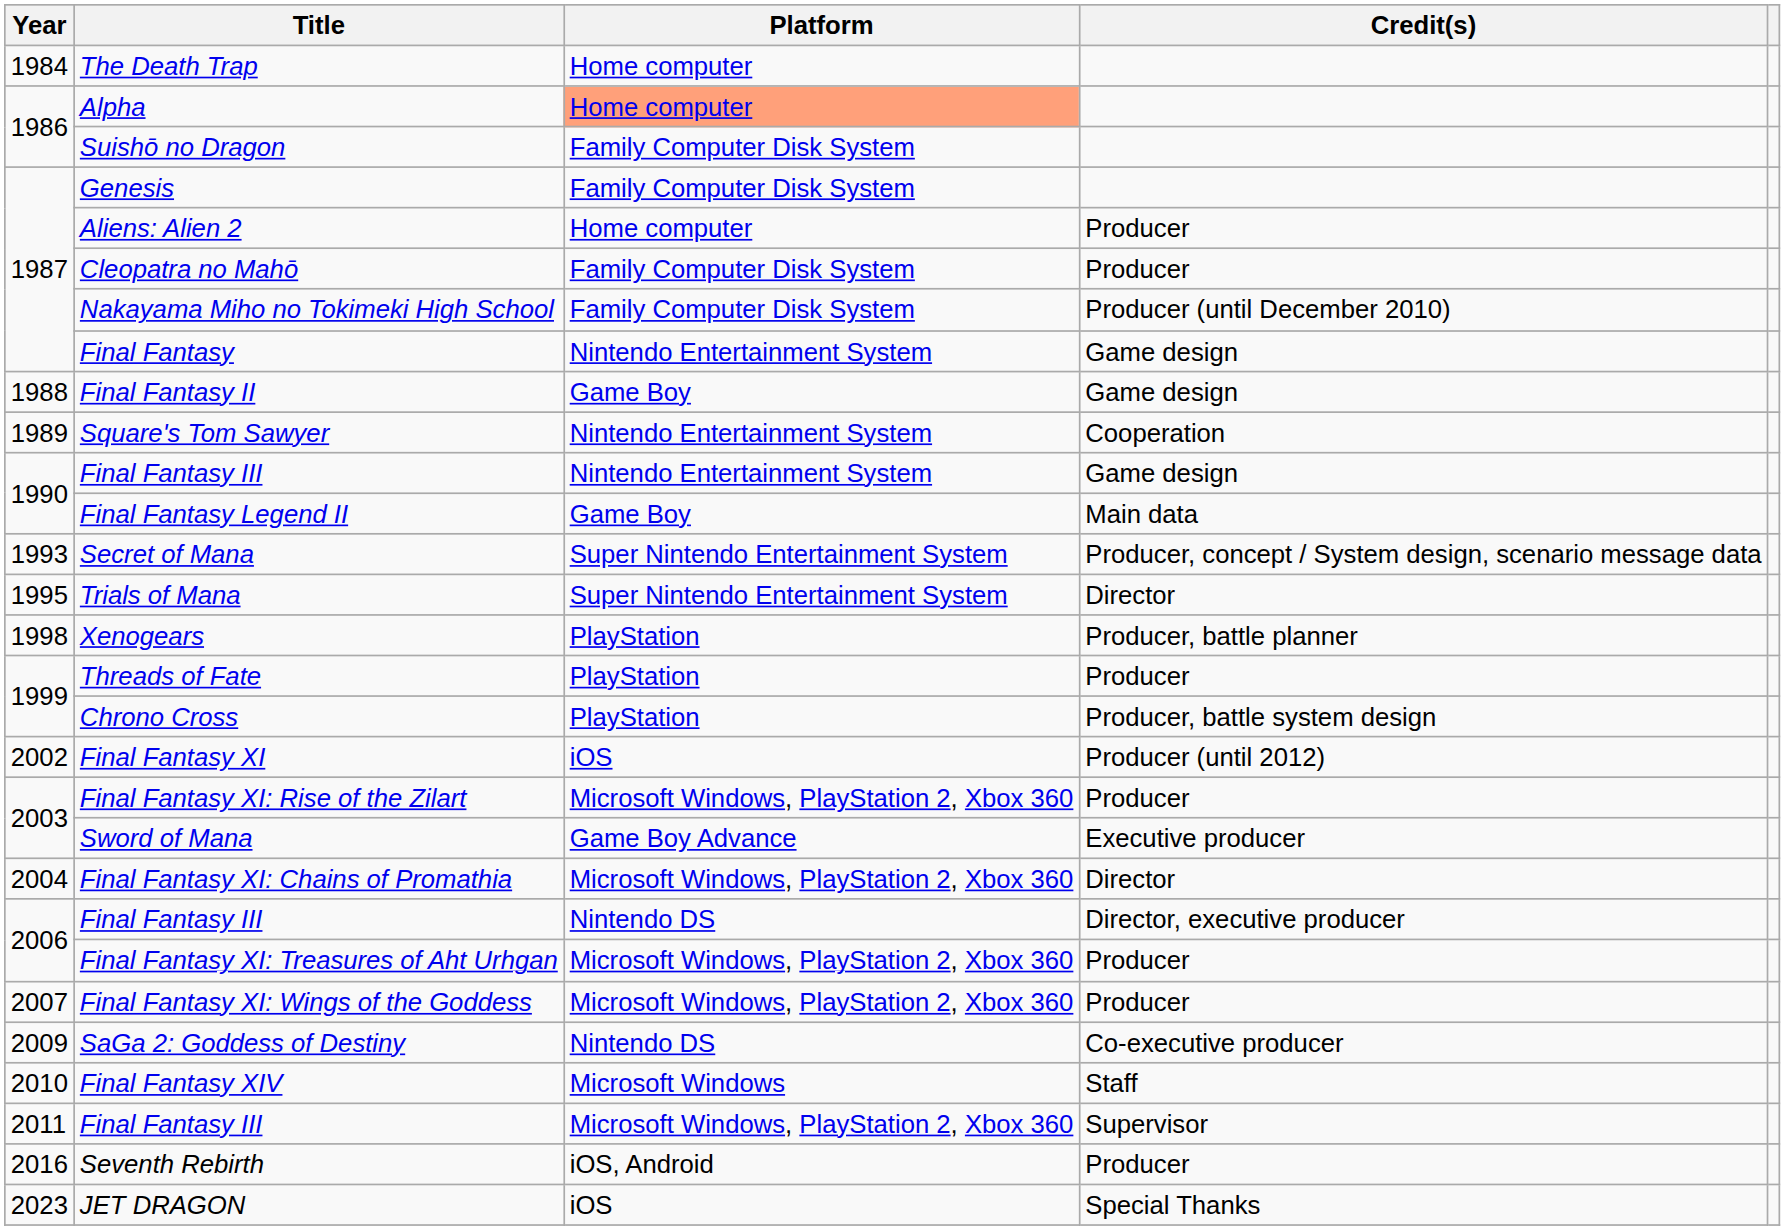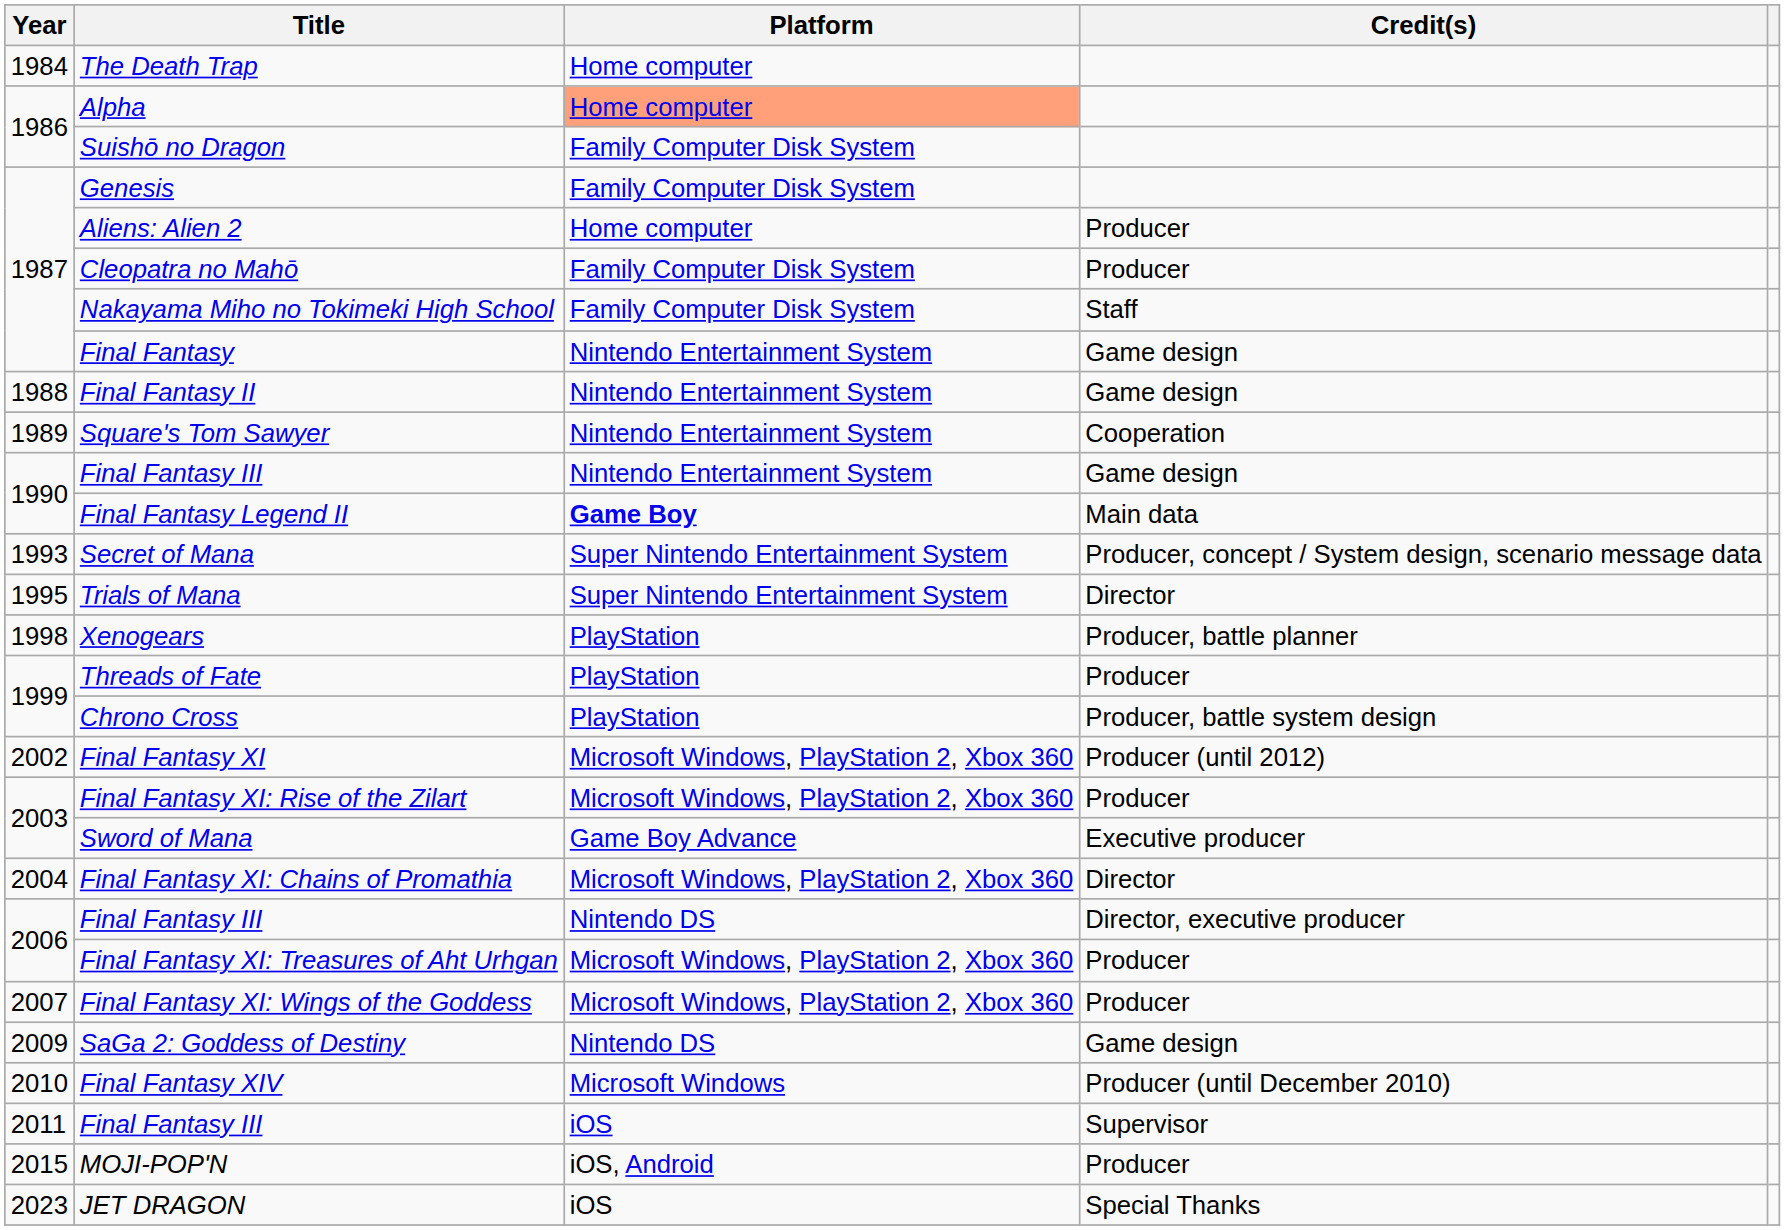(1268, 310) Producer (until December 2010) -> (1111, 310) Staff
(630, 391) Game Boy -> (751, 391) Nintendo Entertainment System
(630, 513) normal -> (633, 513) bold
(591, 757) iOS -> (822, 757) Microsoft Windows, PlayStation 2, Xbox 360
(1214, 1042) Co-executive producer -> (1162, 1042) Game design
(1111, 1083) Staff -> (1268, 1083) Producer (until December 2010)
(822, 1123) Microsoft Windows, PlayStation 2, Xbox 360 -> (591, 1123) iOS
+ row: (39, 1164)
- row: (39, 1164)
